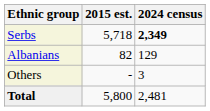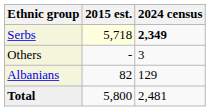(118, 34) no background -> (118, 34) lightyellow background
rows swapped: (33, 55) <-> (24, 75)
